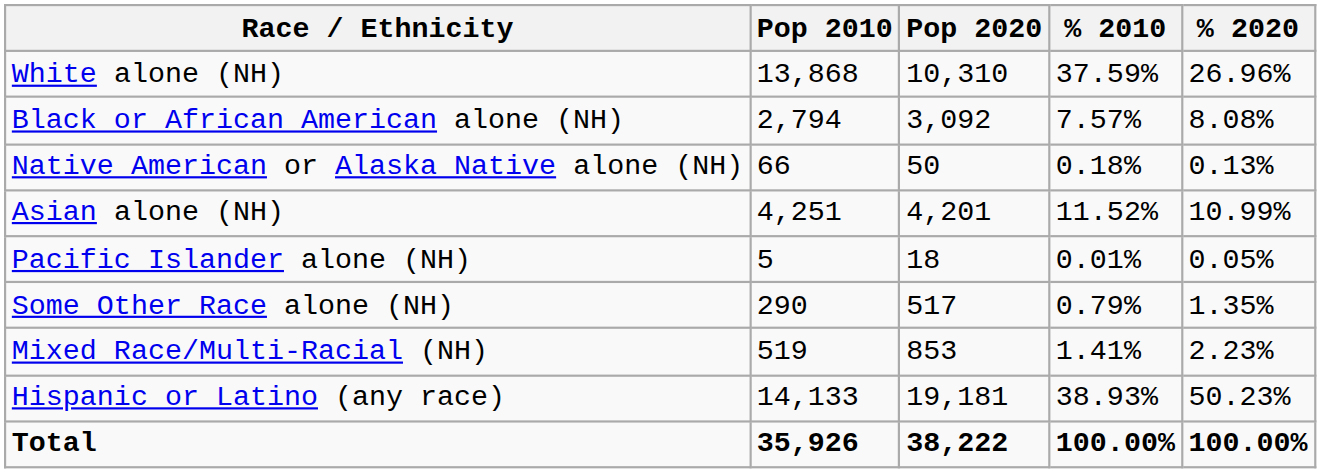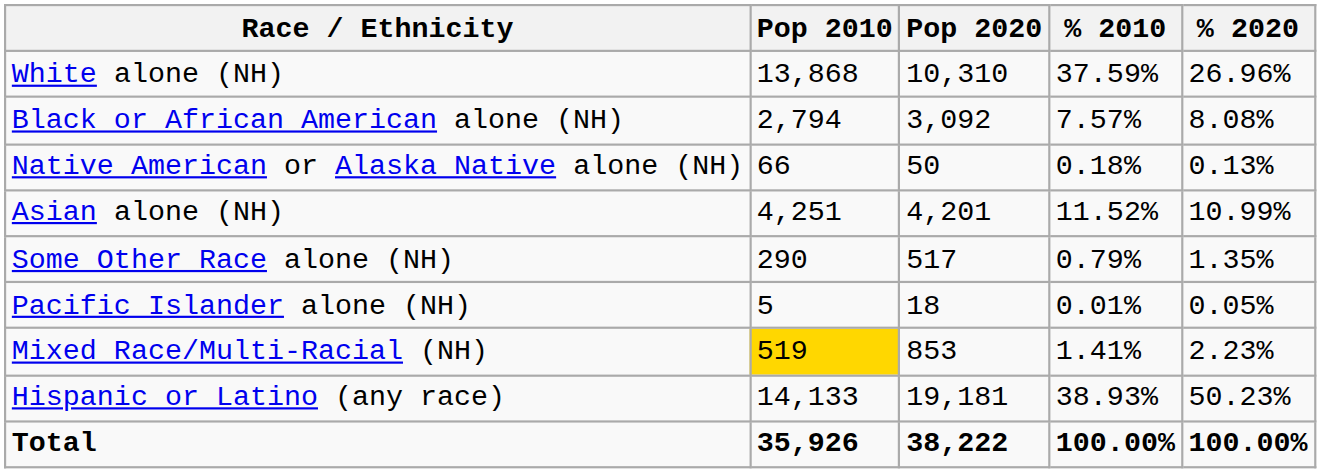rows swapped: (241, 259) <-> (233, 305)
(782, 352) no background -> (782, 352) gold background
